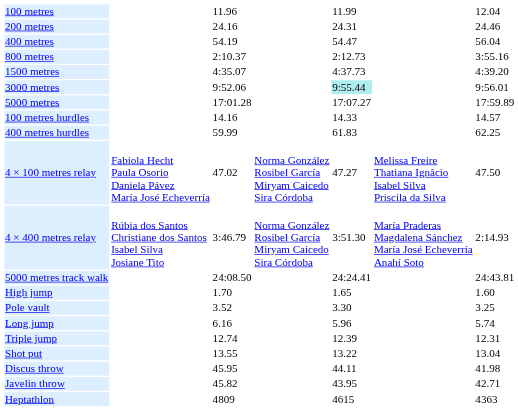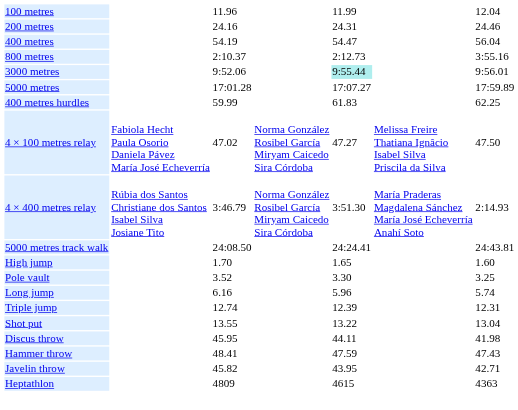- row: (32, 72)
- row: (47, 117)
+ row: (39, 353)
